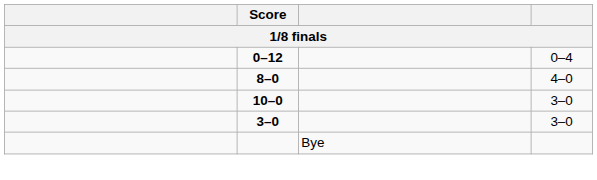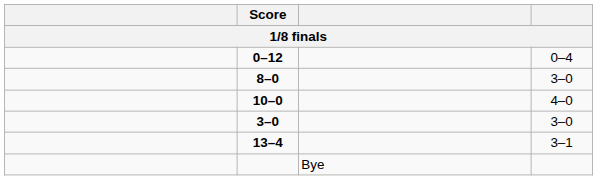(562, 79) 4–0 -> (562, 79) 3–0
(562, 100) 3–0 -> (562, 100) 4–0
+ row: (268, 143)
